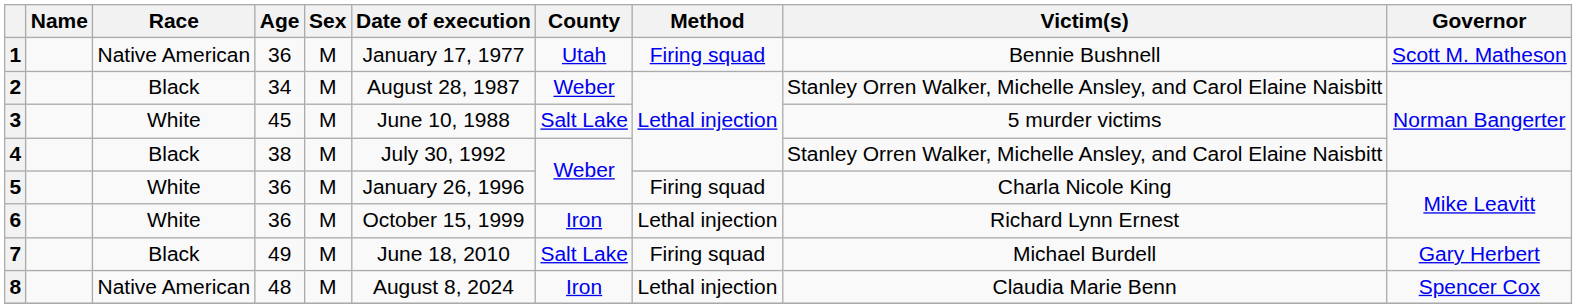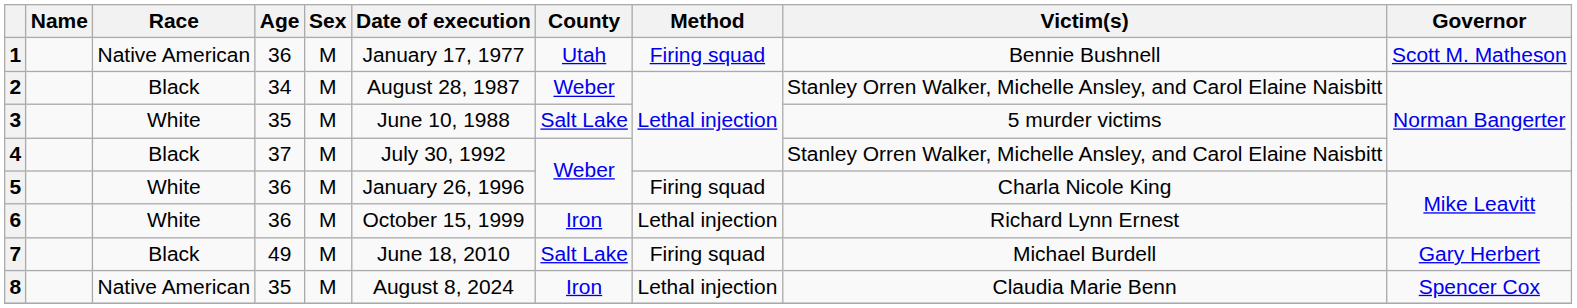(280, 120) 45 -> (280, 120) 35
(280, 154) 38 -> (280, 154) 37
(280, 287) 48 -> (280, 287) 35
